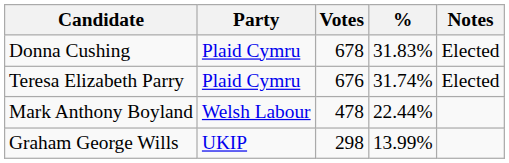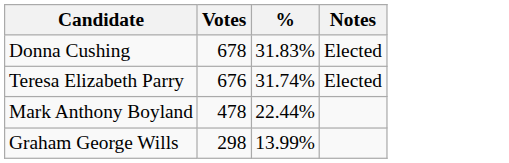- column: (256, 19)
